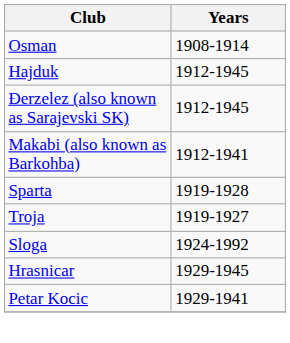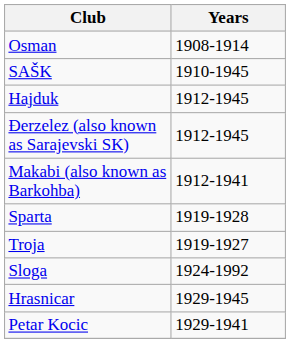+ row: (30, 71)
